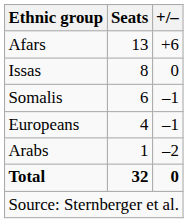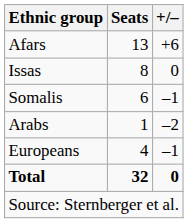rows swapped: (44, 124) <-> (28, 151)
